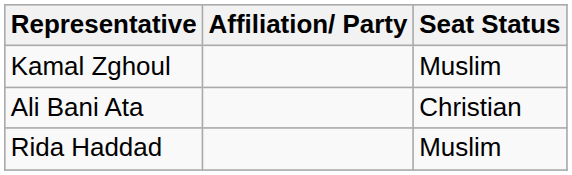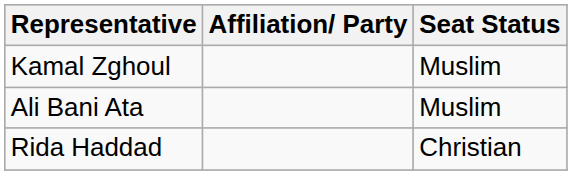(470, 107) Christian -> (460, 107) Muslim
(460, 148) Muslim -> (470, 148) Christian
